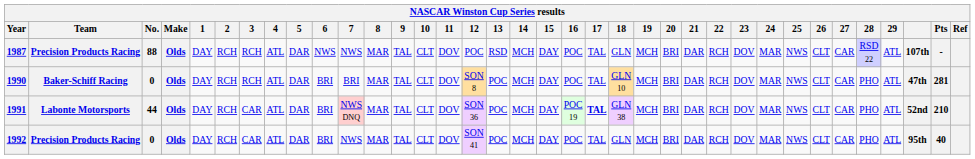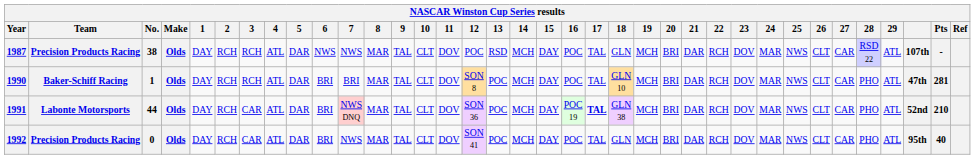(152, 52) 88 -> (152, 52) 38
(152, 81) 0 -> (152, 81) 1
